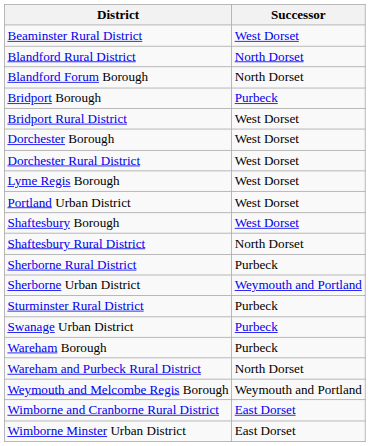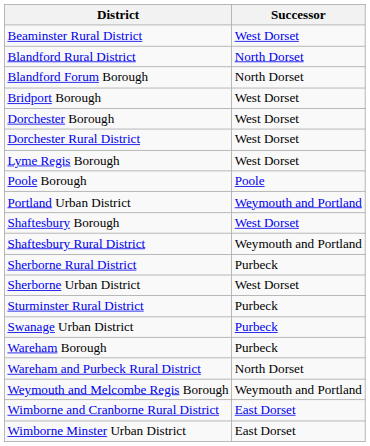(256, 98) Purbeck -> (267, 98) West Dorset
- row: (67, 118)
+ row: (47, 181)
(267, 202) West Dorset -> (298, 202) Weymouth and Portland
(269, 243) North Dorset -> (298, 243) Weymouth and Portland
(298, 285) Weymouth and Portland -> (267, 285) West Dorset
